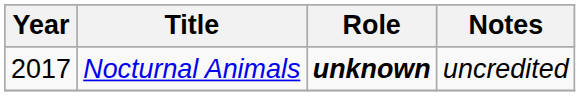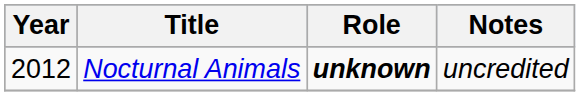(41, 68) 2017 -> (41, 68) 2012
